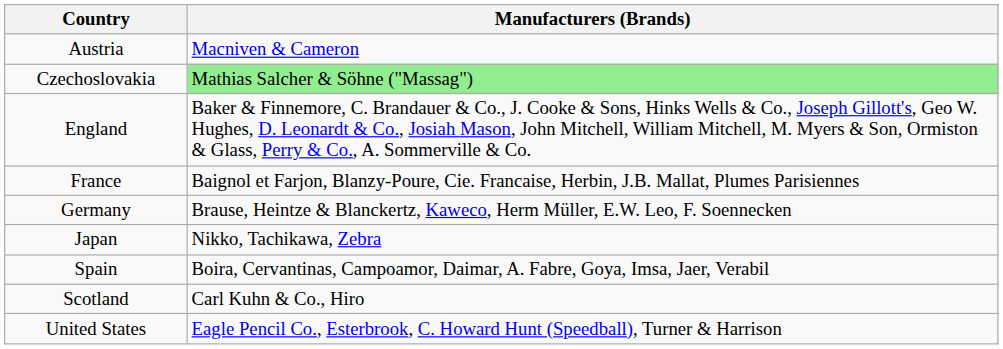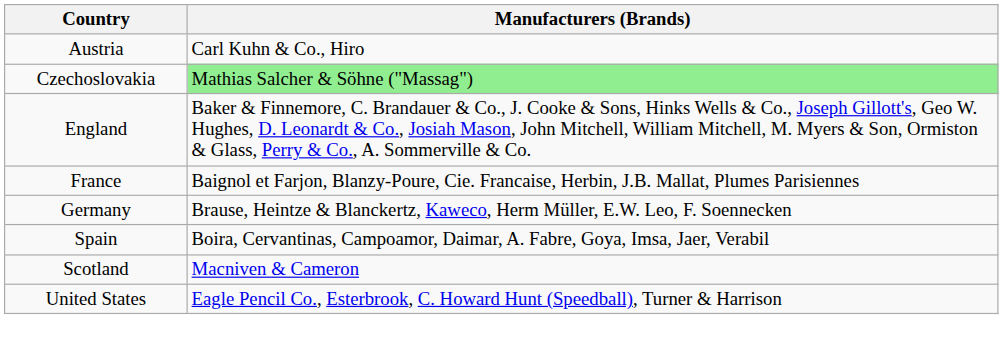(275, 49) Macniven & Cameron -> (278, 49) Carl Kuhn & Co., Hiro
- row: (96, 239)
(278, 298) Carl Kuhn & Co., Hiro -> (275, 269) Macniven & Cameron
